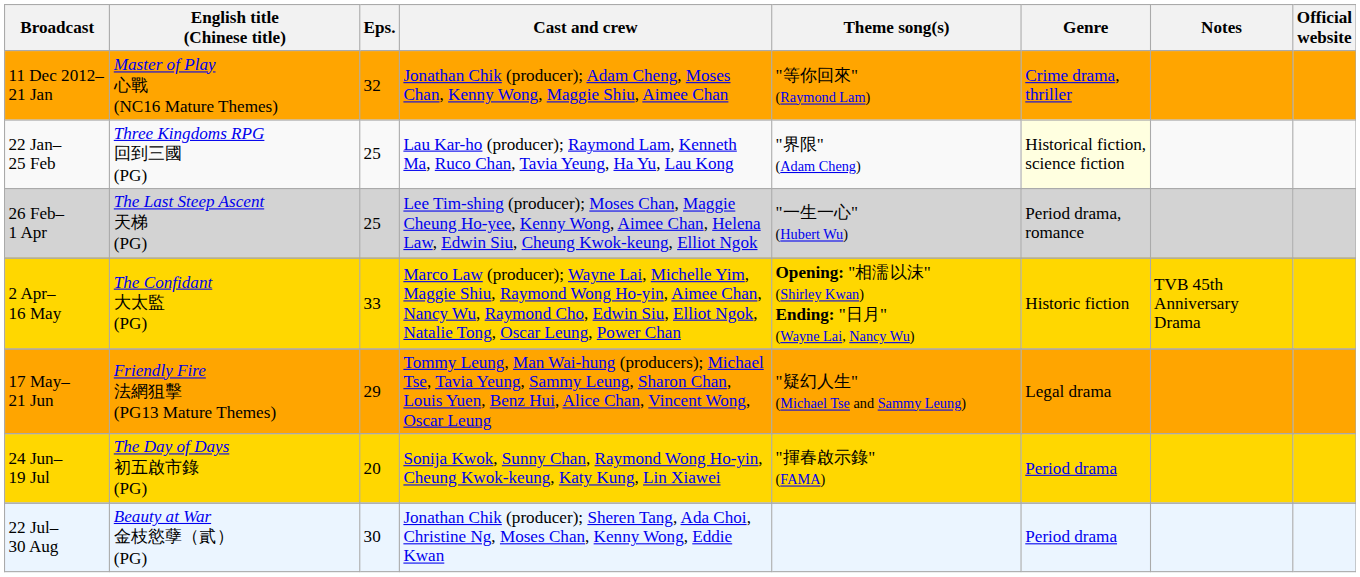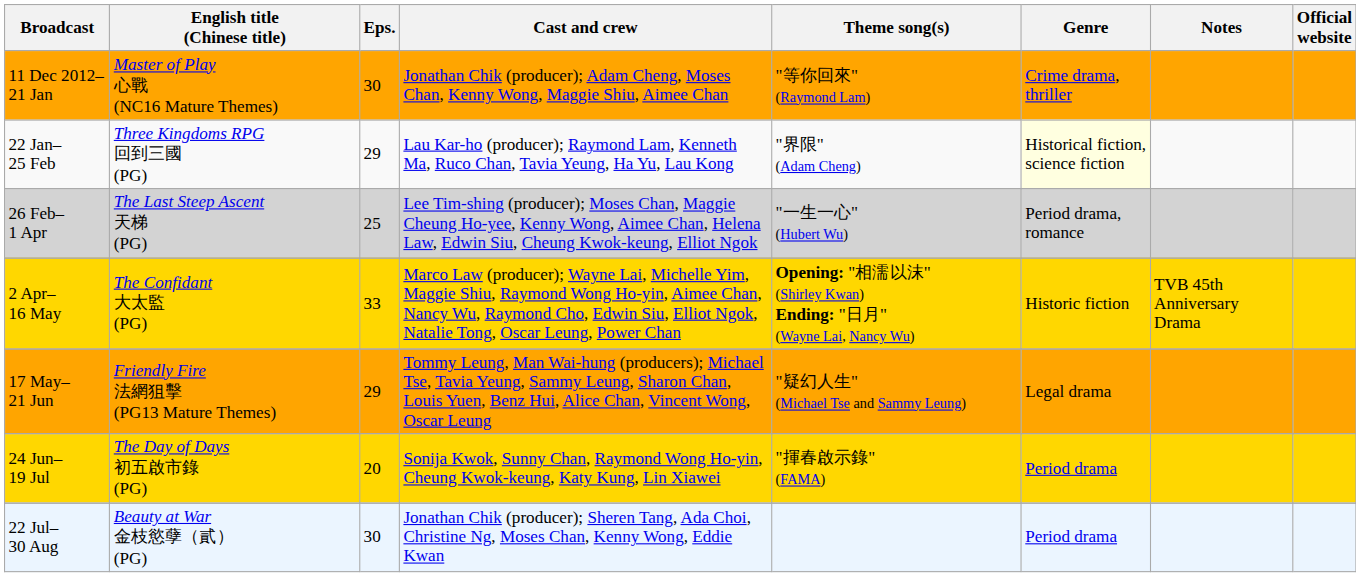(372, 85) 32 -> (372, 85) 30
(372, 154) 25 -> (372, 154) 29
